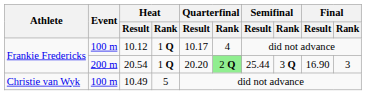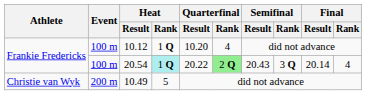(196, 47) 10.17 -> (196, 47) 10.20
(104, 64) 200 m -> (104, 64) 100 m
(166, 64) no background -> (166, 64) paleturquoise background
(196, 64) 20.20 -> (196, 64) 20.22
(258, 64) 25.44 -> (258, 64) 20.43
(318, 64) 16.90 -> (318, 64) 20.14
(348, 64) 3 -> (348, 64) 4
(104, 81) 100 m -> (104, 81) 200 m
